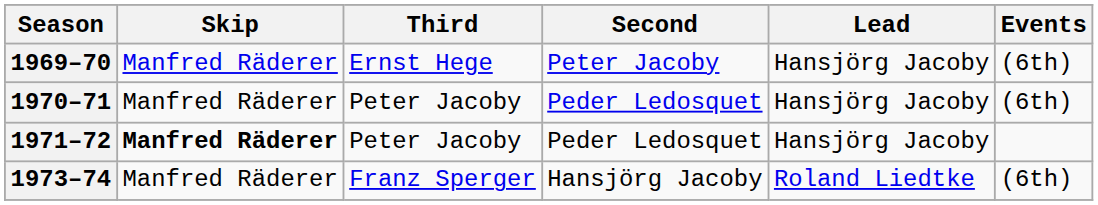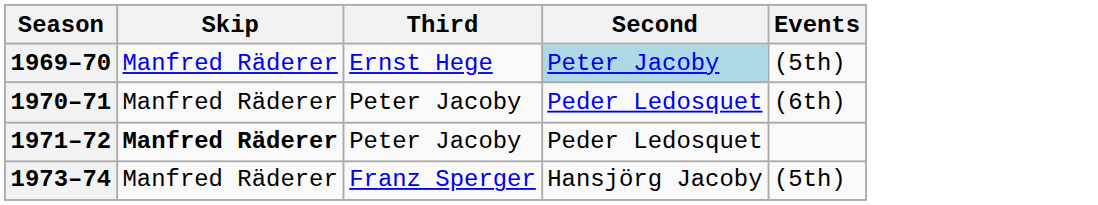- column: (882, 24)
(633, 63) no background -> (633, 63) lightblue background
(1037, 63) (6th) -> (810, 63) (5th)
(1037, 180) (6th) -> (810, 180) (5th)
